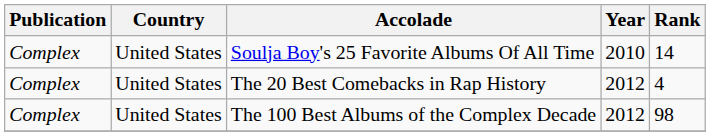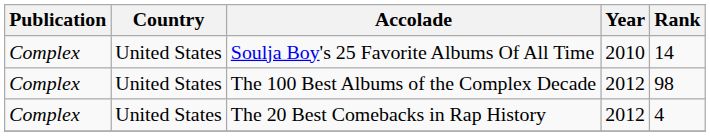rows swapped: (388, 83) <-> (414, 114)
